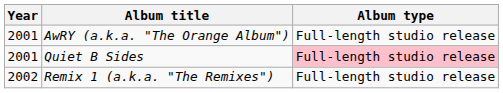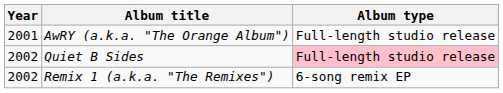(23, 56) 2001 -> (23, 56) 2002
(395, 77) Full-length studio release -> (353, 77) 6-song remix EP
